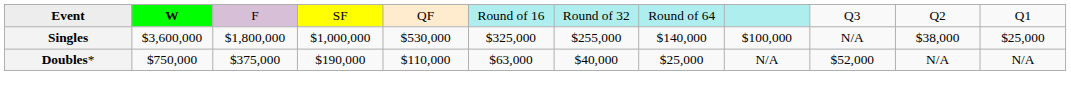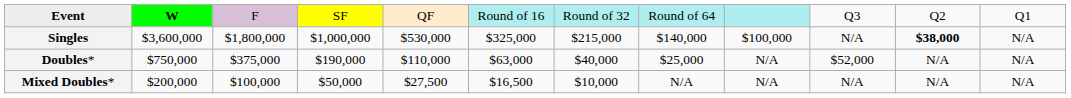(596, 38) $255,000 -> (596, 38) $215,000
(938, 38) normal -> (938, 38) bold
(1023, 38) $25,000 -> (1023, 38) N/A
+ row: (68, 82)
